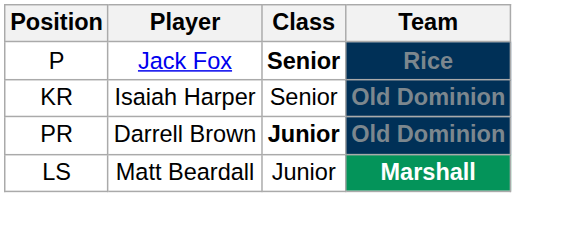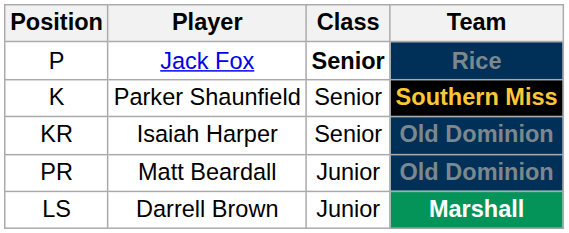+ row: (57, 97)
(185, 135) Darrell Brown -> (207, 172) Matt Beardall
(304, 135) bold -> (348, 172) normal
(185, 172) Matt Beardall -> (207, 209) Darrell Brown
